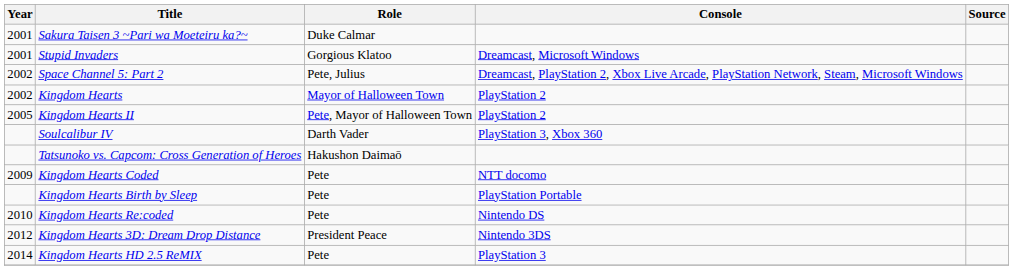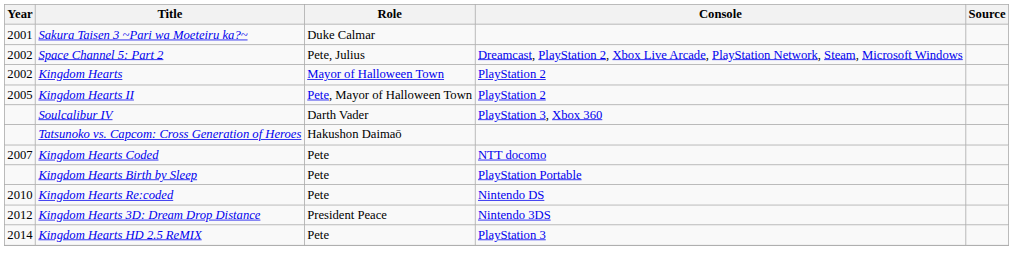- row: (78, 54)
(20, 174) 2009 -> (20, 154) 2007
